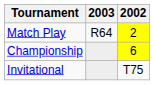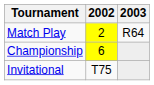columns swapped: (133, 13) <-> (101, 13)
